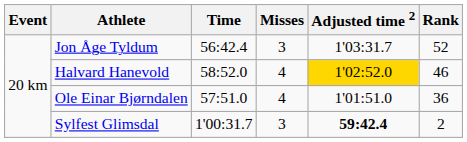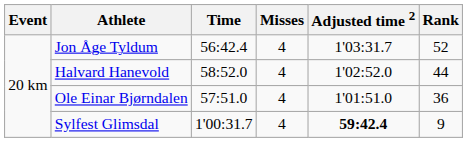(282, 47) 3 -> (282, 47) 4
(363, 73) gold background -> (363, 73) no background
(441, 73) 46 -> (441, 73) 44
(282, 124) 3 -> (282, 124) 4
(441, 124) 2 -> (441, 124) 9
